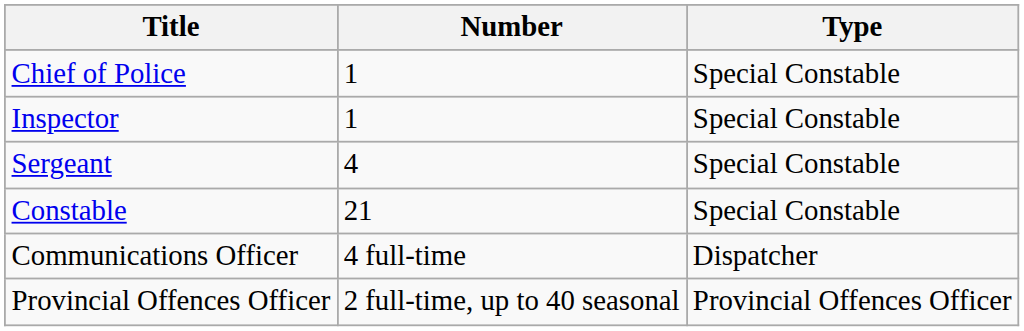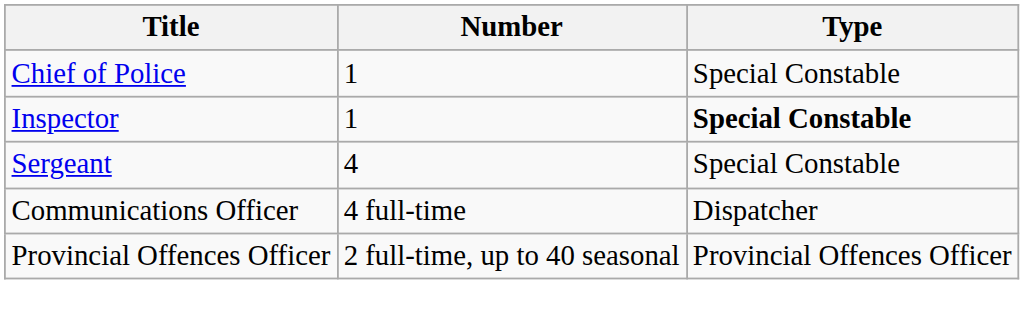(796, 118) normal -> (802, 118) bold
- row: (69, 210)
